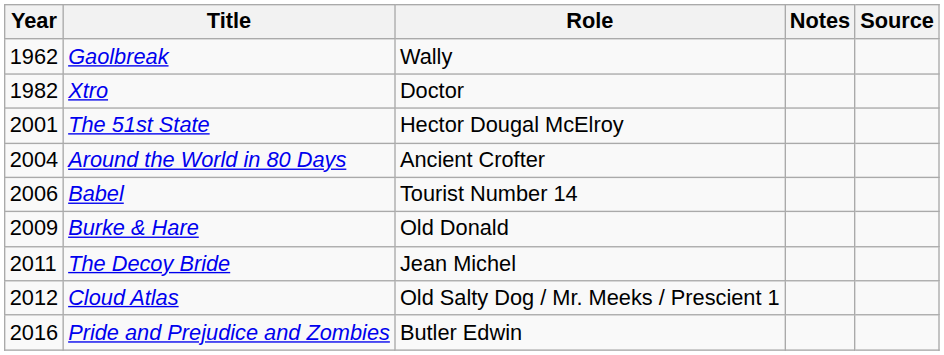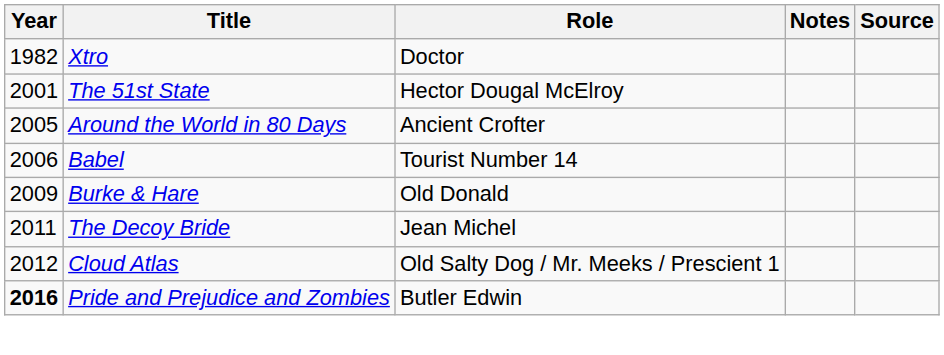- row: (118, 56)
(34, 159) 2004 -> (34, 125) 2005
(34, 332) normal -> (34, 297) bold
